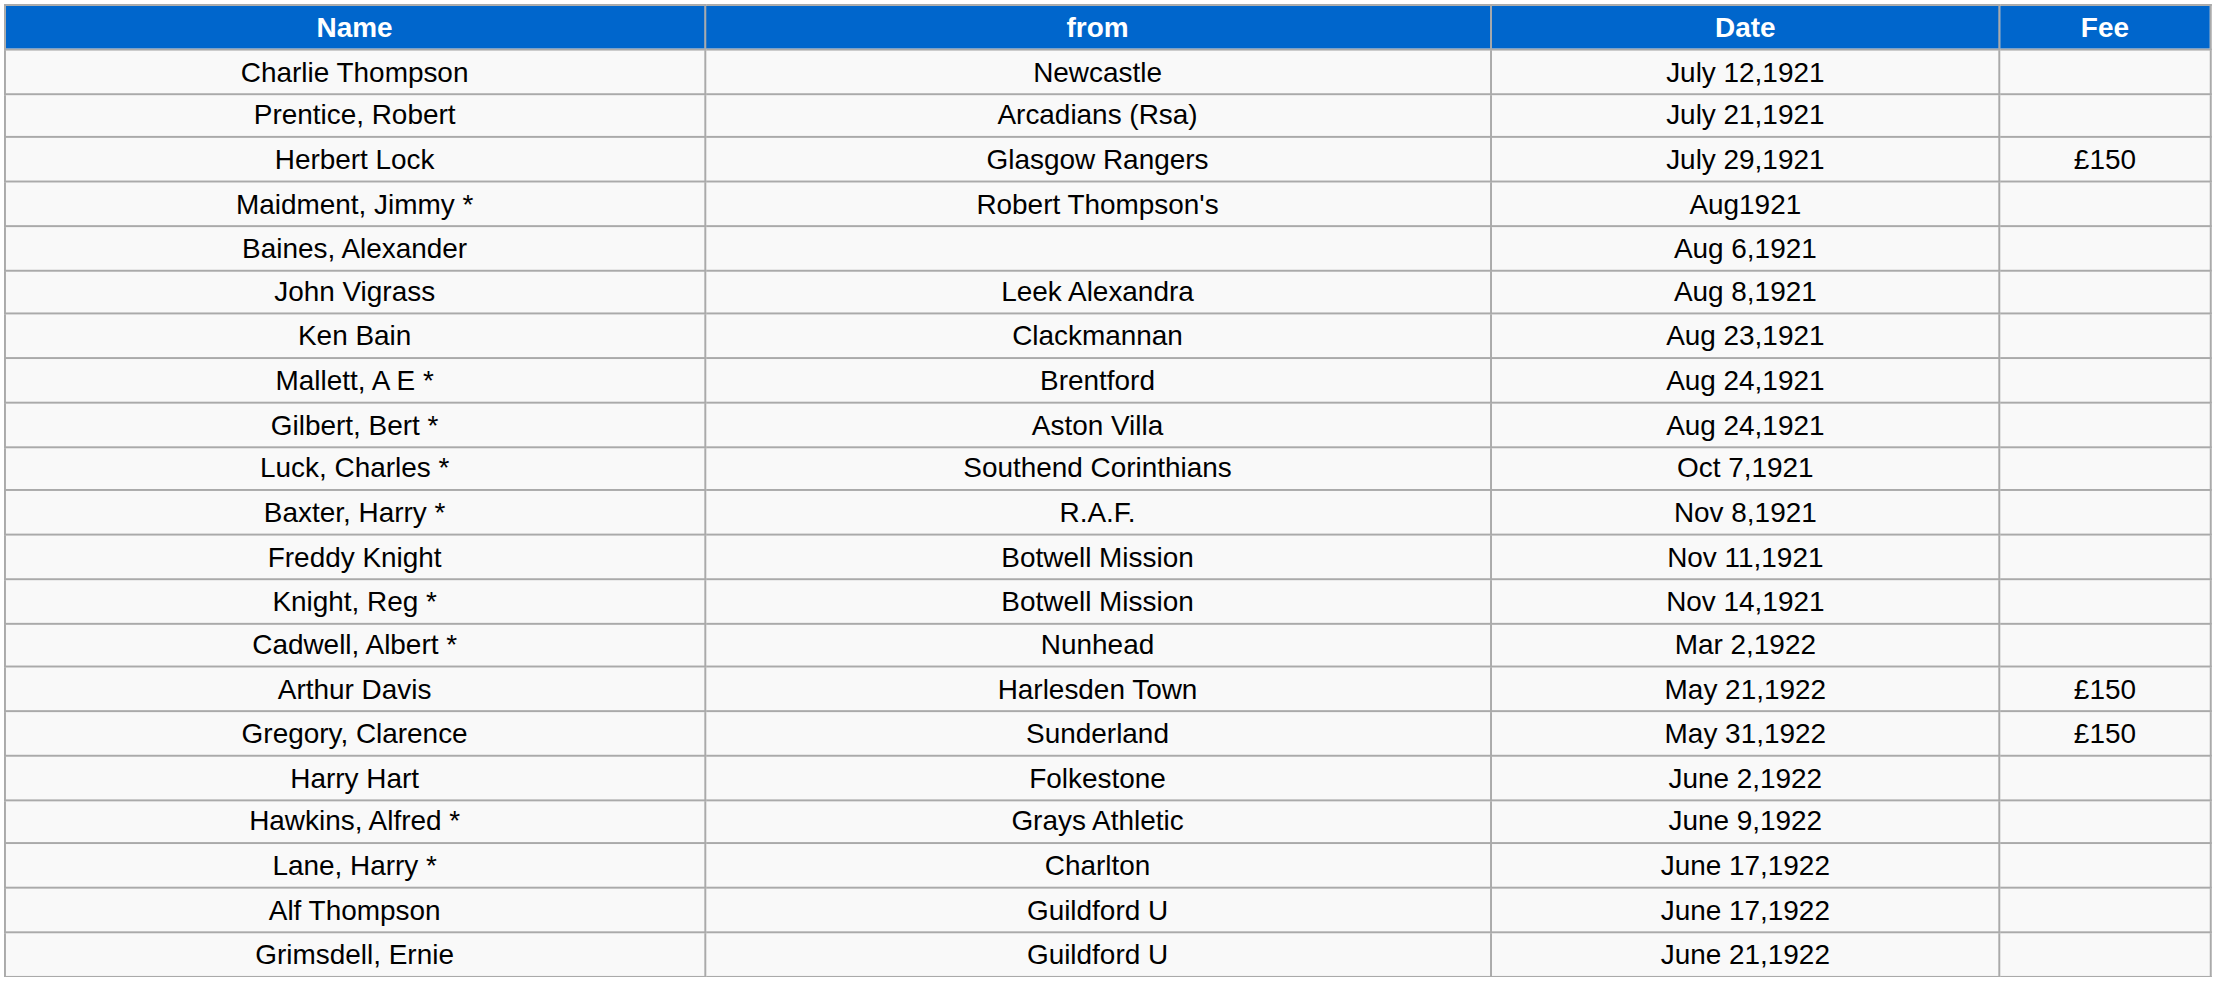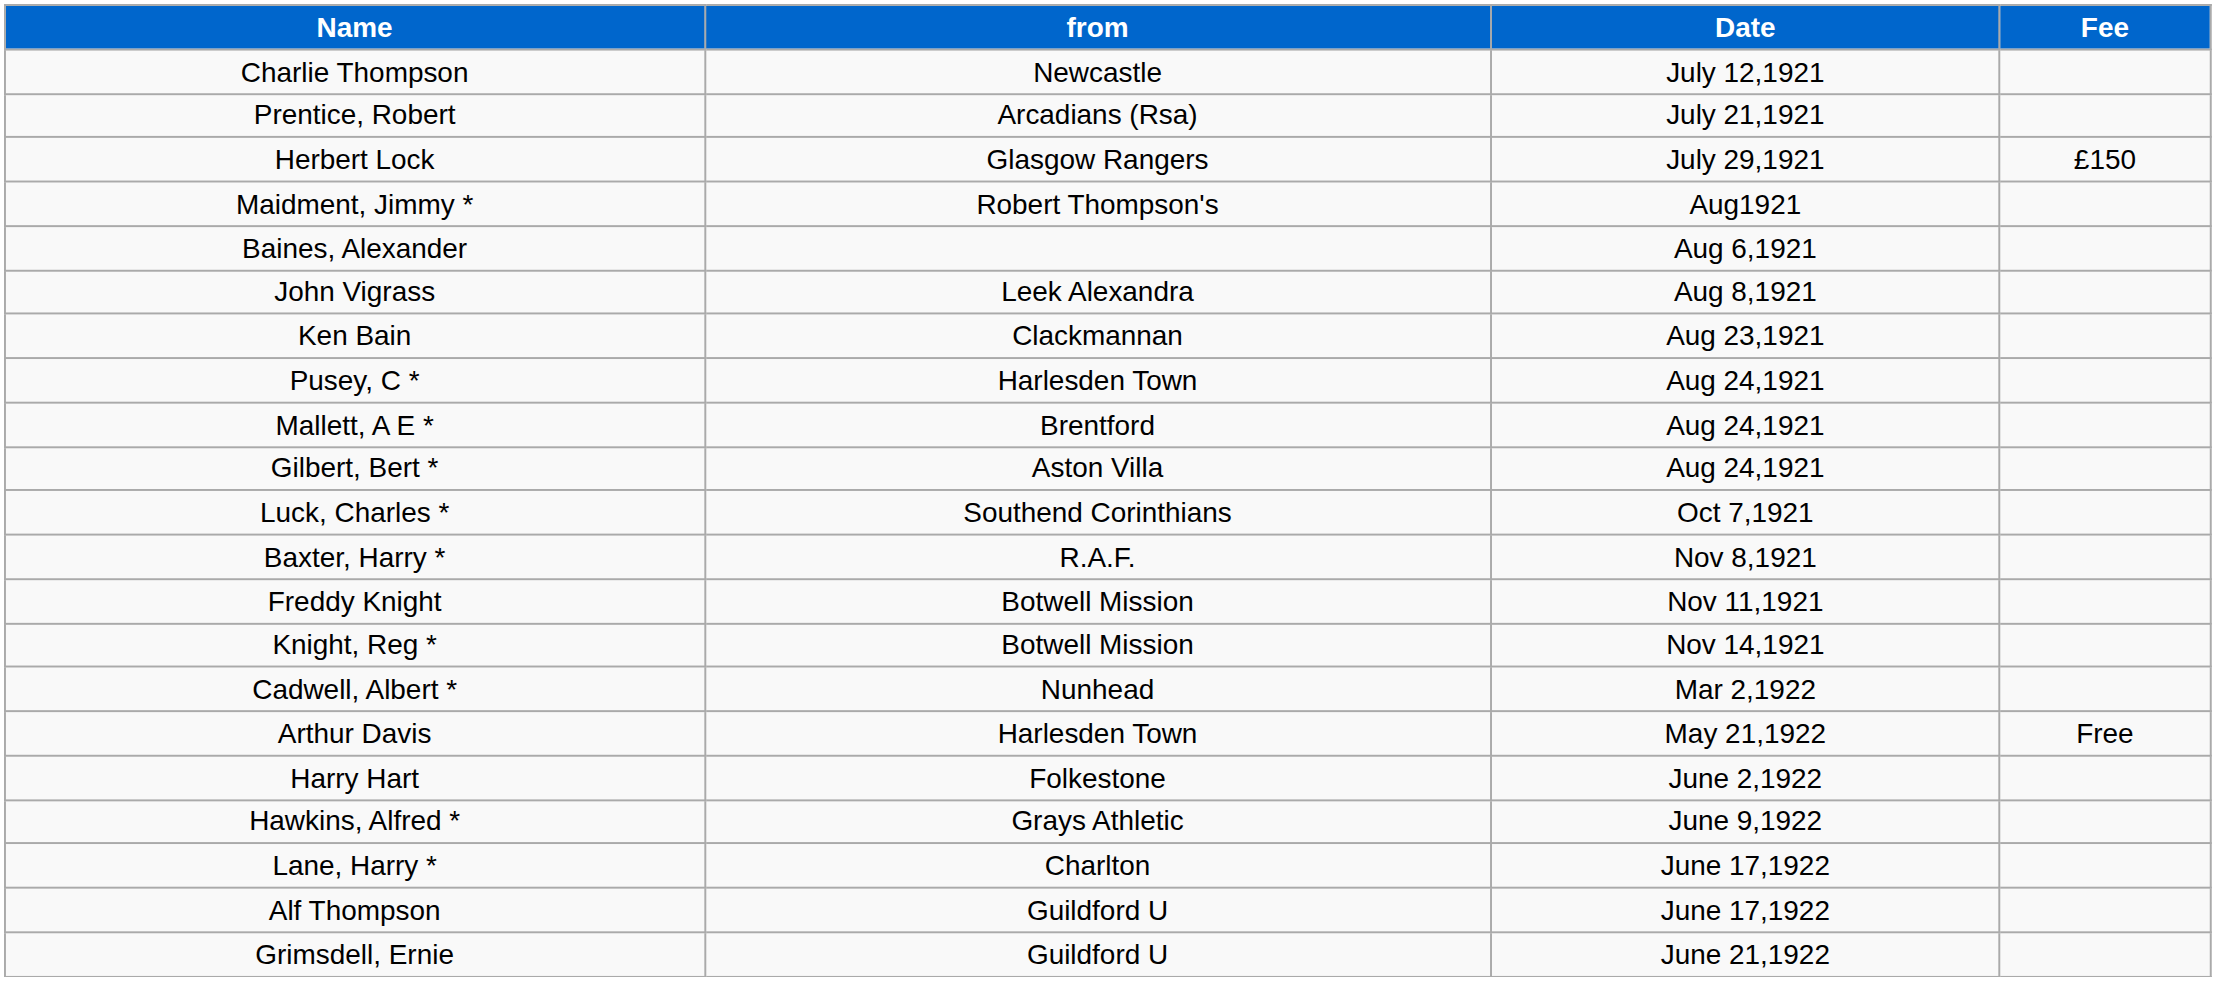+ row: (355, 381)
(2105, 689) £150 -> (2105, 734) Free
- row: (355, 734)
